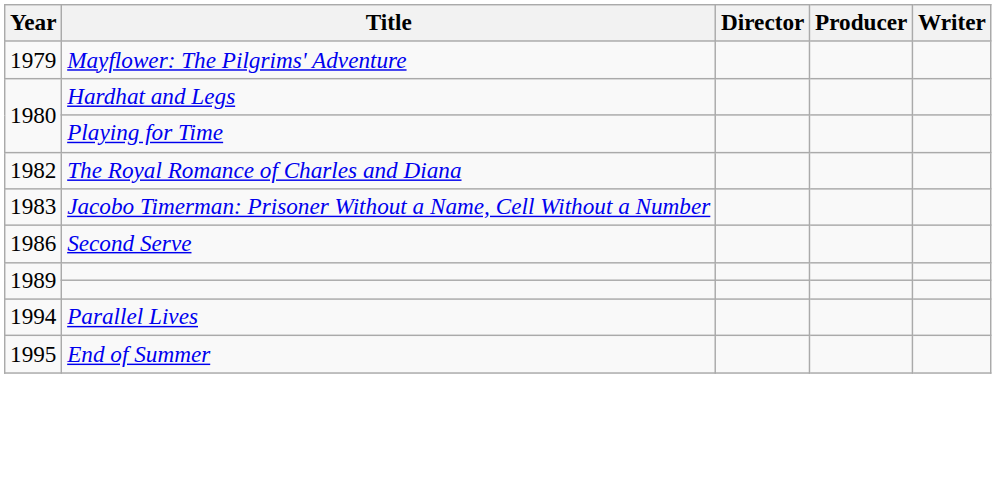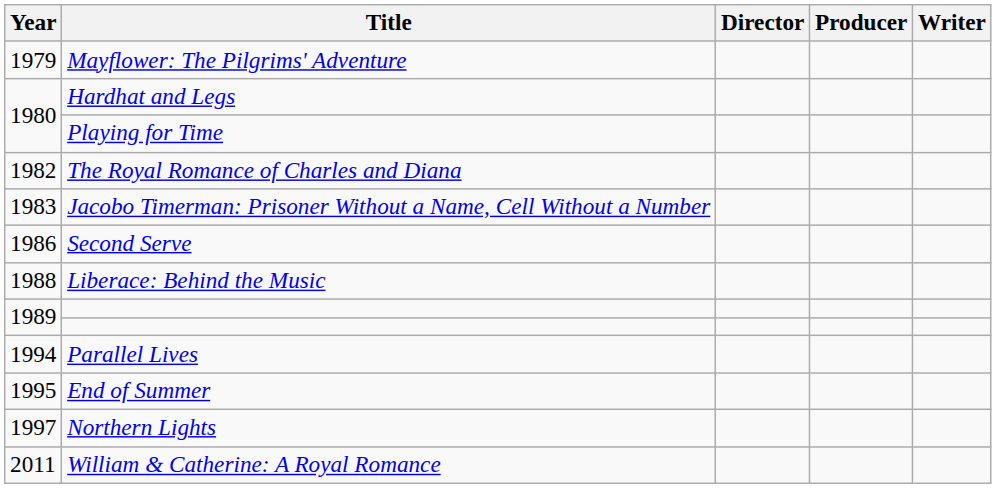+ row: (33, 280)
+ row: (33, 427)
+ row: (33, 464)
